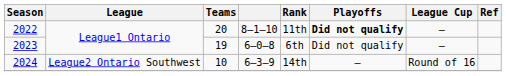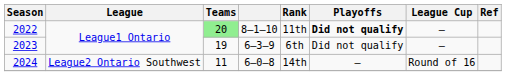(221, 29) no background -> (221, 29) lightgreen background
(259, 46) 6–0–8 -> (259, 46) 6–3–9
(221, 62) 10 -> (221, 62) 11
(259, 62) 6–3–9 -> (259, 62) 6–0–8
